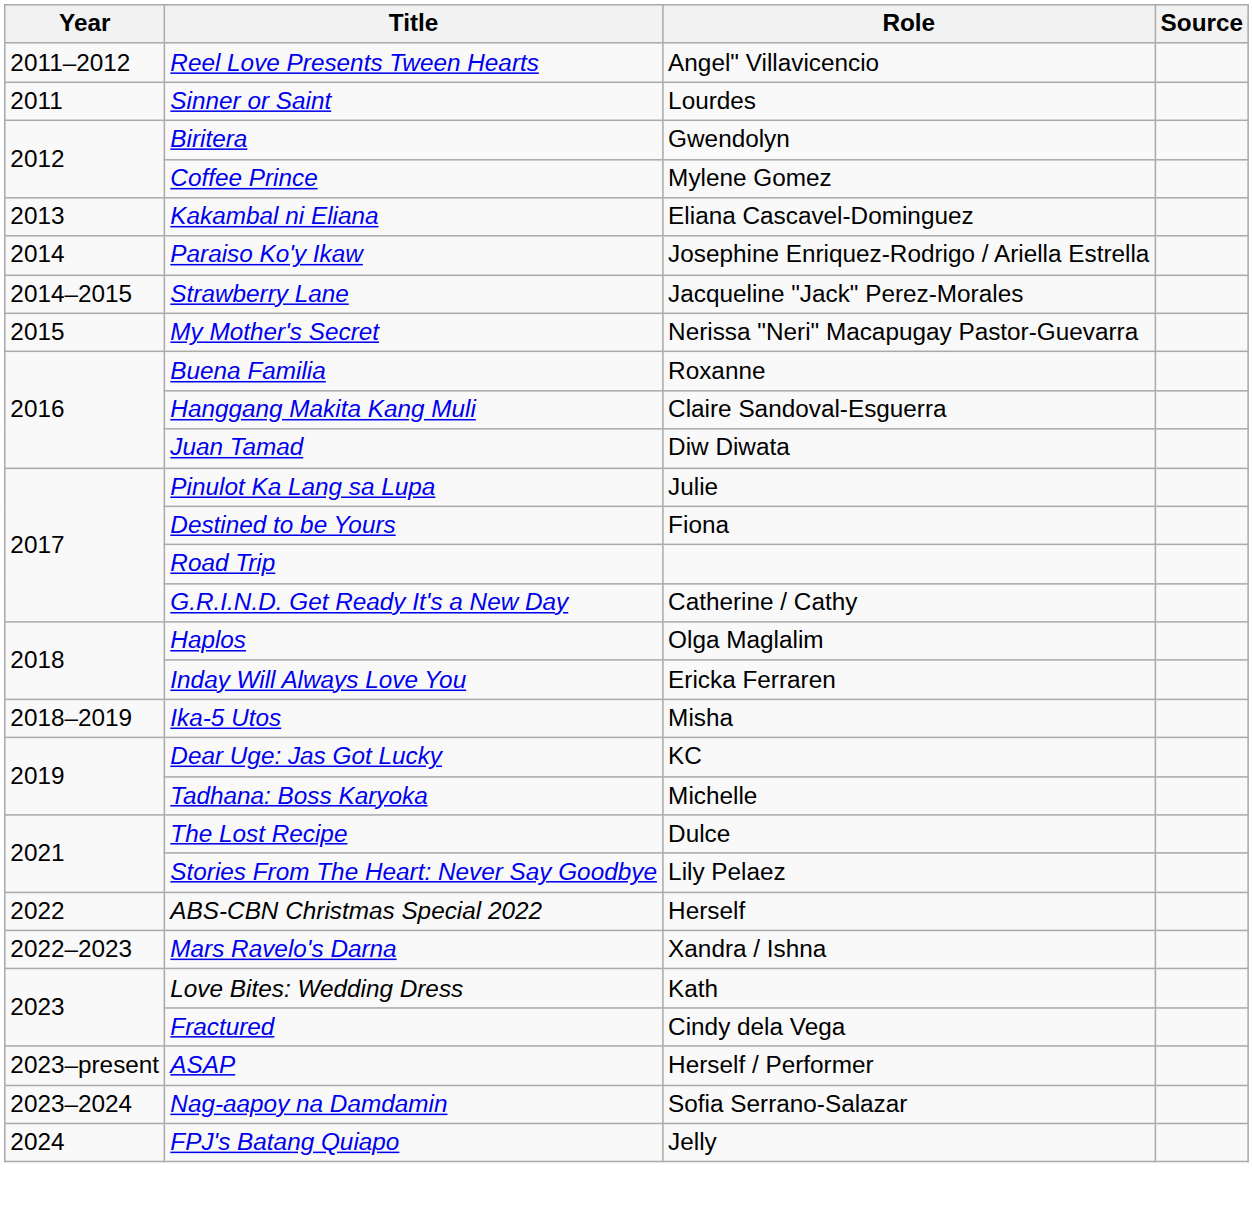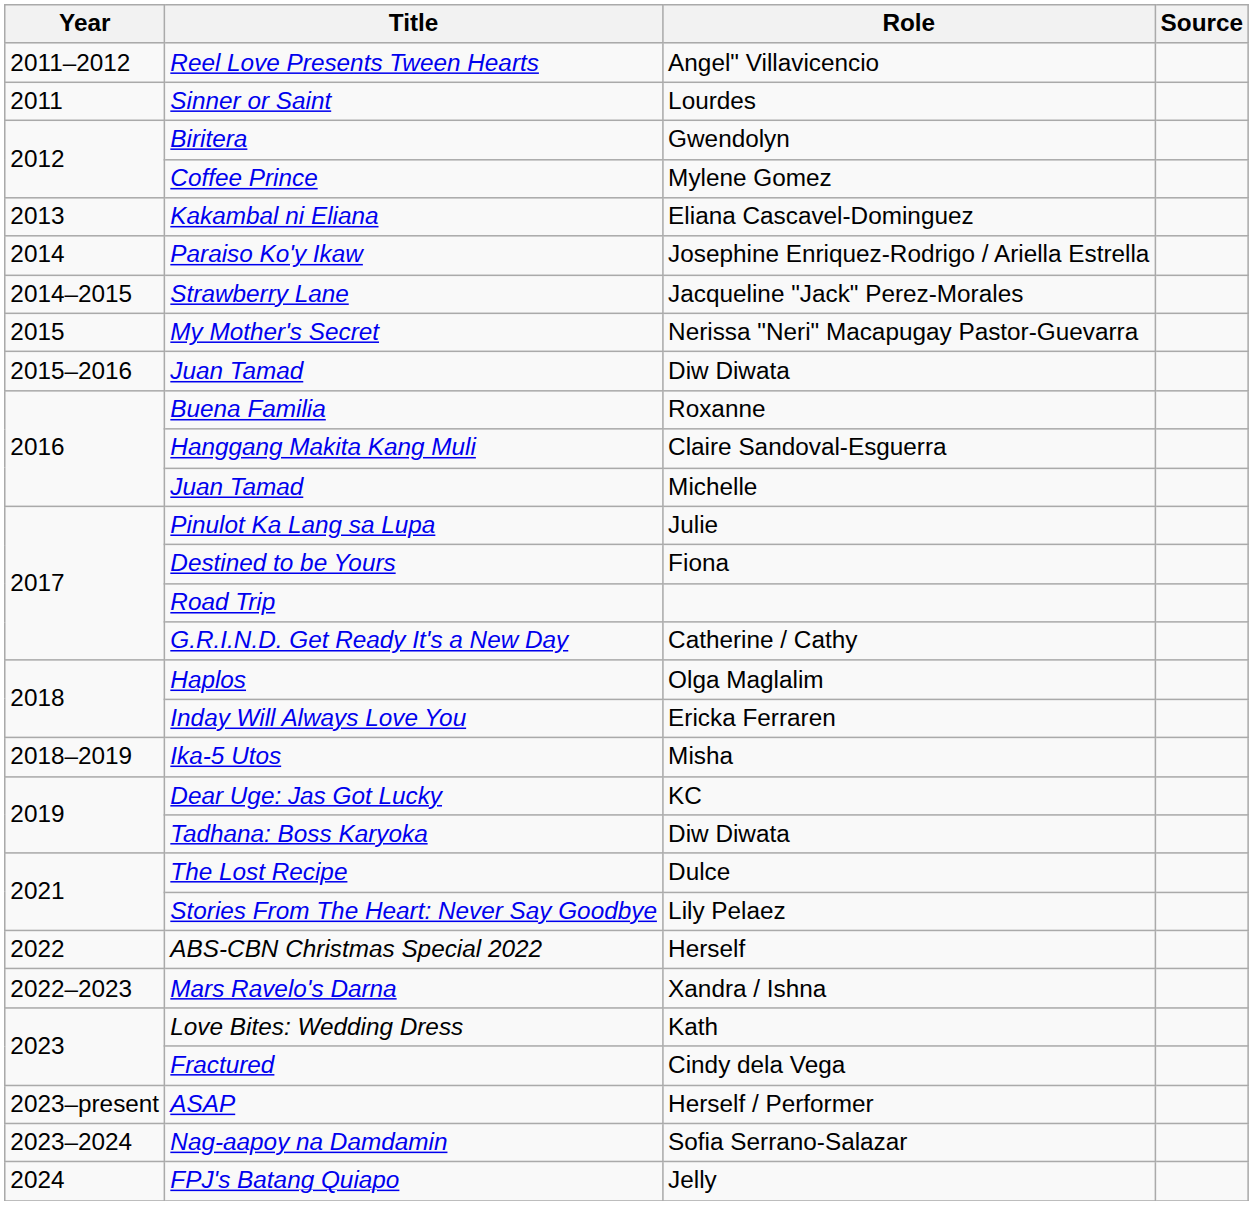+ row: (71, 370)
(729, 448) Diw Diwata -> (713, 486) Michelle
(713, 795) Michelle -> (729, 833) Diw Diwata
